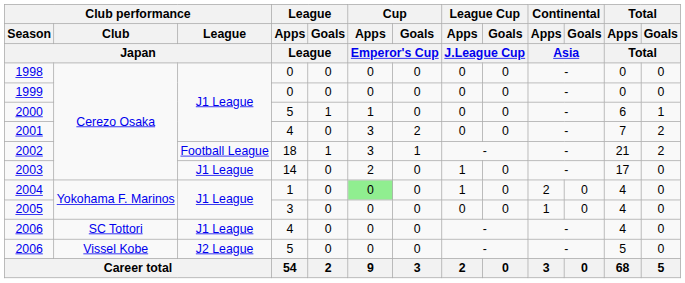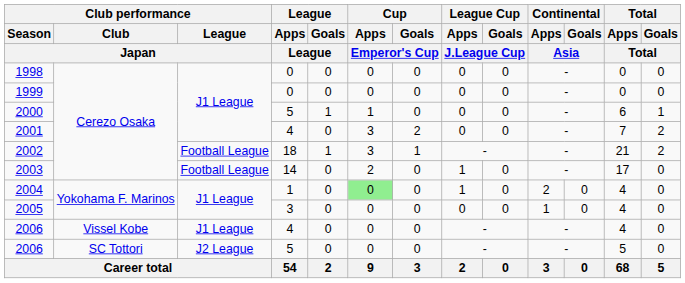(225, 170) J1 League -> (225, 170) Football League
(116, 229) SC Tottori -> (116, 229) Vissel Kobe
(116, 248) Vissel Kobe -> (116, 248) SC Tottori
